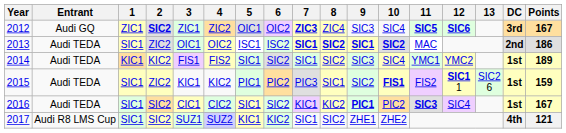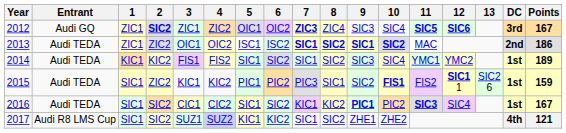(132, 44) SIC1 -> (132, 44) ZIC1
